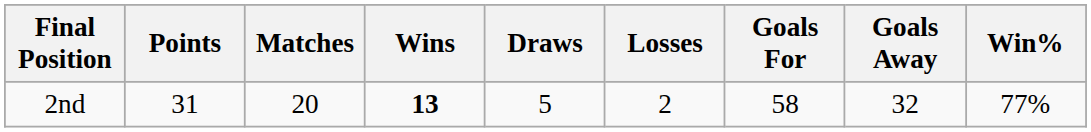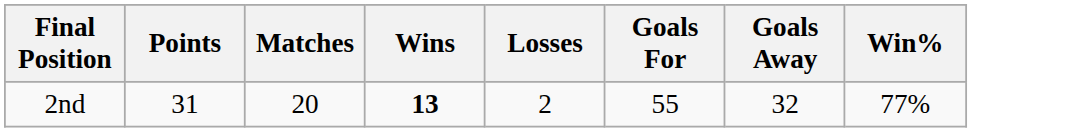- column: (545, 43)
(785, 104) 58 -> (665, 104) 55
